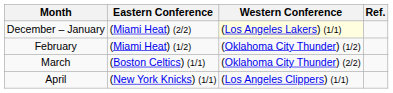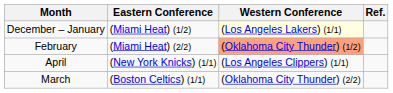(150, 29) (Miami Heat) (2/2) -> (150, 29) (Miami Heat) (1/2)
(150, 46) (Miami Heat) (1/2) -> (150, 46) (Miami Heat) (2/2)
(291, 46) no background -> (291, 46) lightsalmon background
rows swapped: (56, 63) <-> (56, 79)
